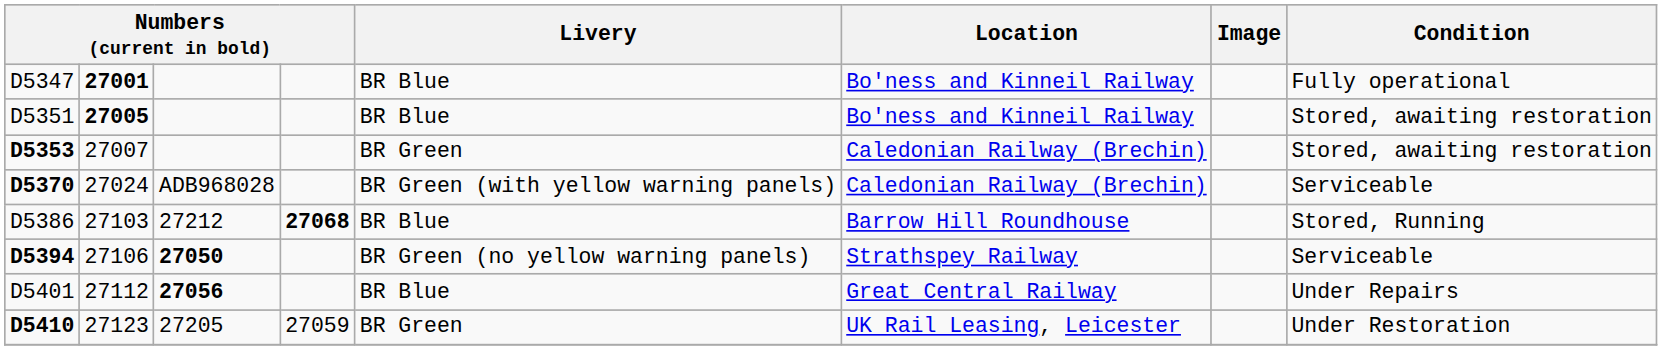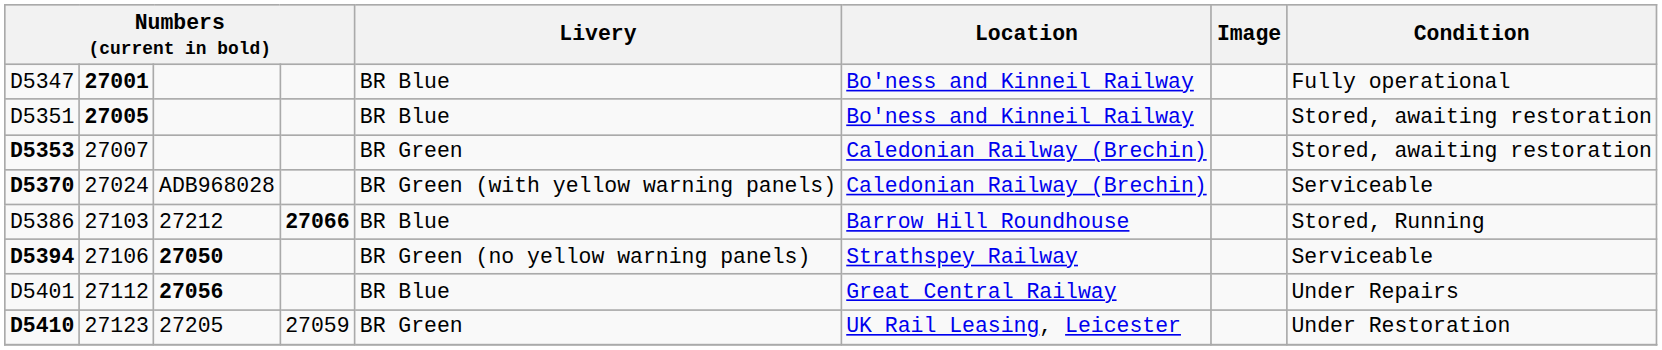(317, 222) 27068 -> (317, 222) 27066
